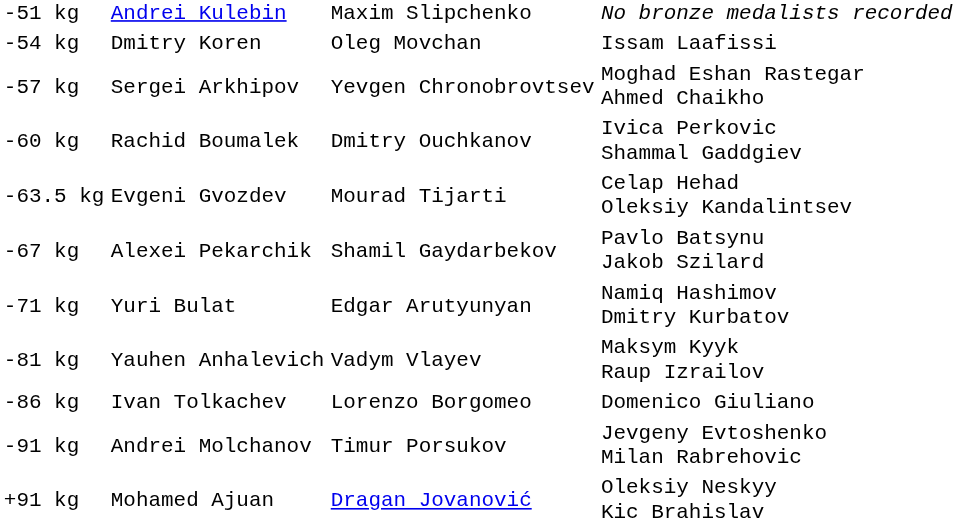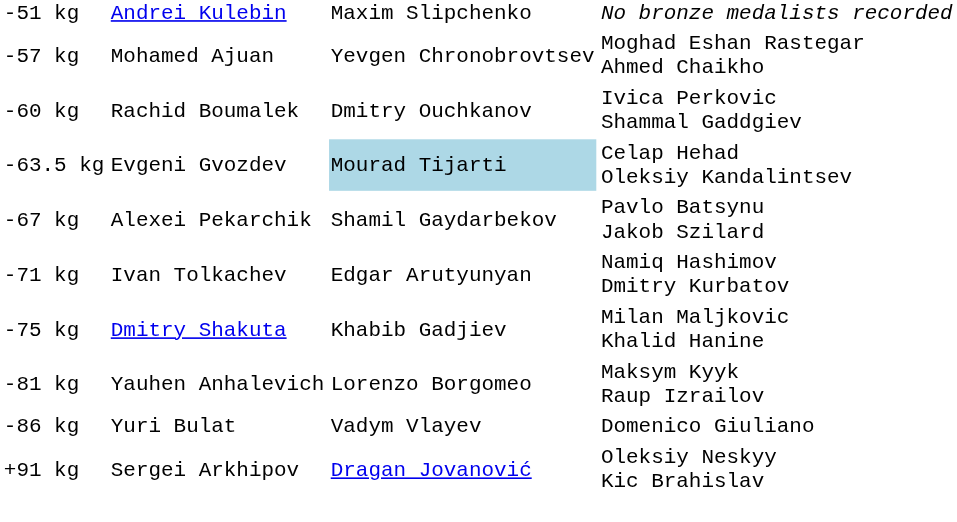- row: (42, 43)
(205, 86) Sergei Arkhipov -> (192, 56) Mohamed Ajuan
(419, 196) no background -> (419, 165) lightblue background
(174, 305) Yuri Bulat -> (199, 275) Ivan Tolkachev
+ row: (42, 329)
(406, 360) Vadym Vlayev -> (431, 384) Lorenzo Borgomeo
(199, 403) Ivan Tolkachev -> (174, 427) Yuri Bulat
(431, 403) Lorenzo Borgomeo -> (406, 427) Vadym Vlayev
- row: (42, 445)
(192, 500) Mohamed Ajuan -> (205, 469) Sergei Arkhipov
